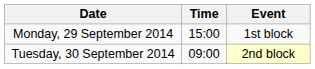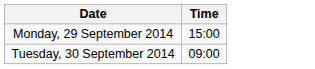- column: (268, 14)
